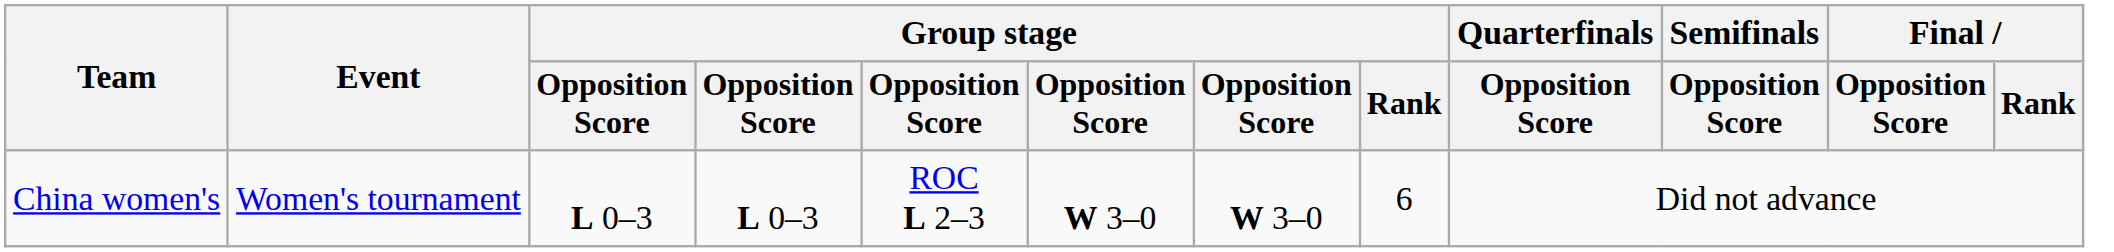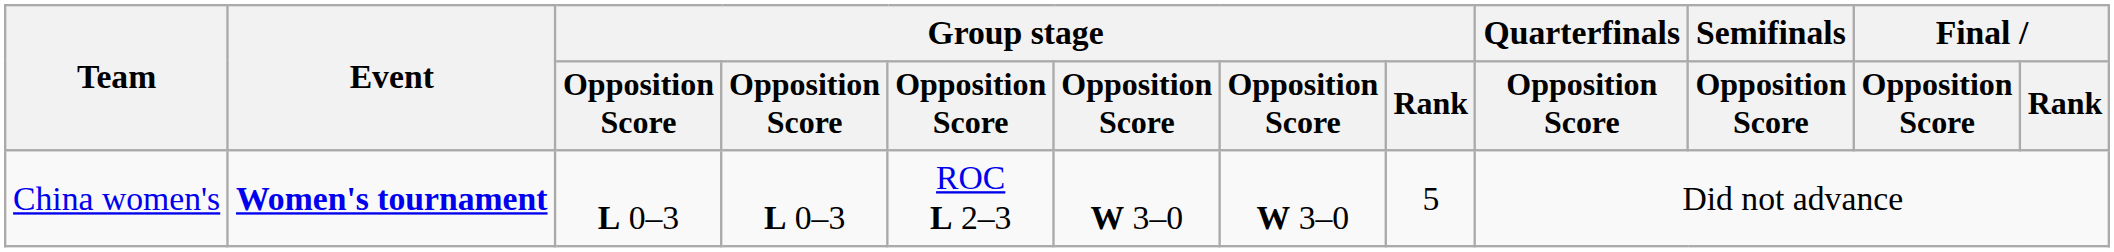(378, 198) normal -> (392, 198) bold
(1404, 198) 6 -> (1431, 198) 5
